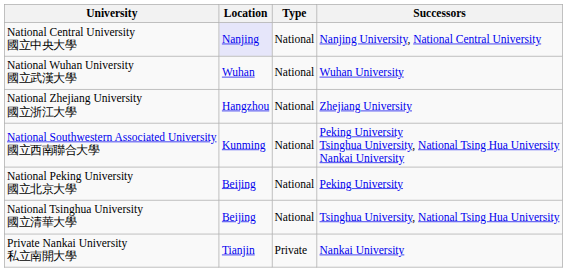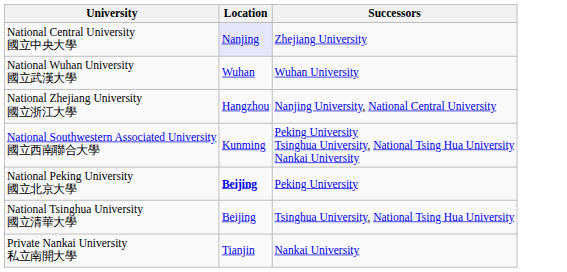- column: (294, 13)
(430, 39) Nanjing University, National Central University -> (321, 39) Zhejiang University
(366, 106) Zhejiang University -> (385, 106) Nanjing University, National Central University
(239, 183) normal -> (239, 183) bold
